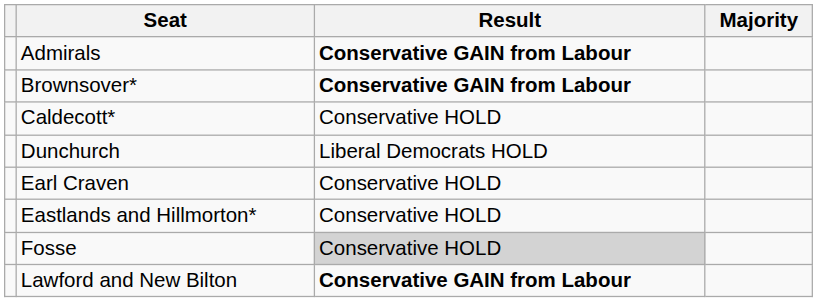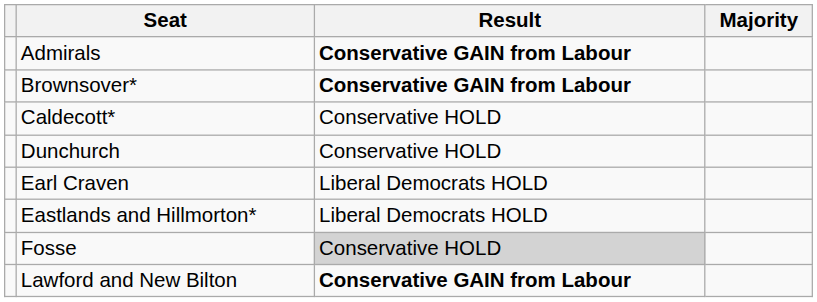(433, 150) Liberal Democrats HOLD -> (410, 150) Conservative HOLD
(410, 183) Conservative HOLD -> (433, 183) Liberal Democrats HOLD
(410, 215) Conservative HOLD -> (433, 215) Liberal Democrats HOLD
